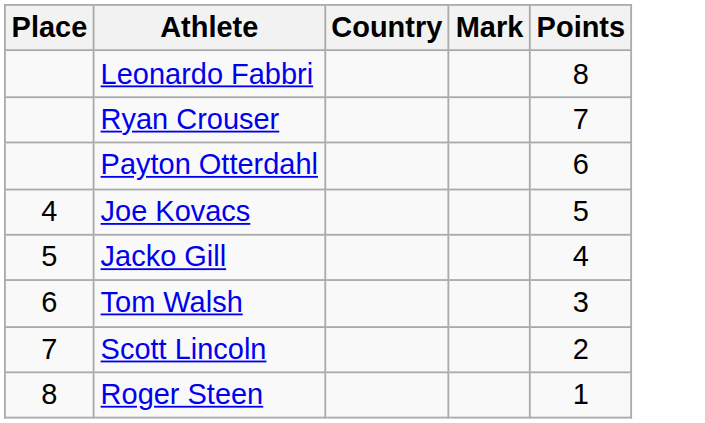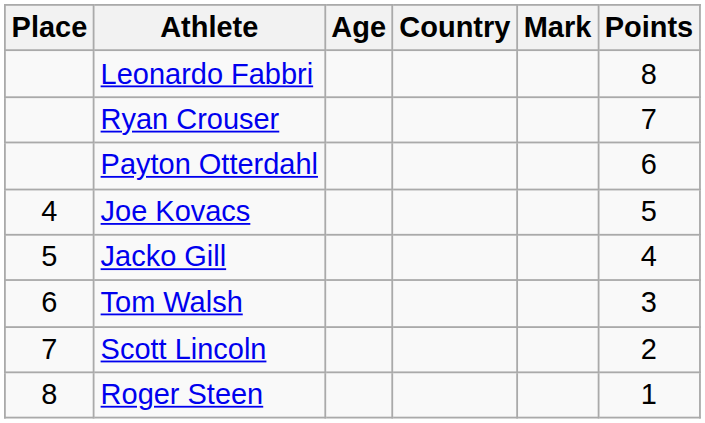+ column: (359, 27)
